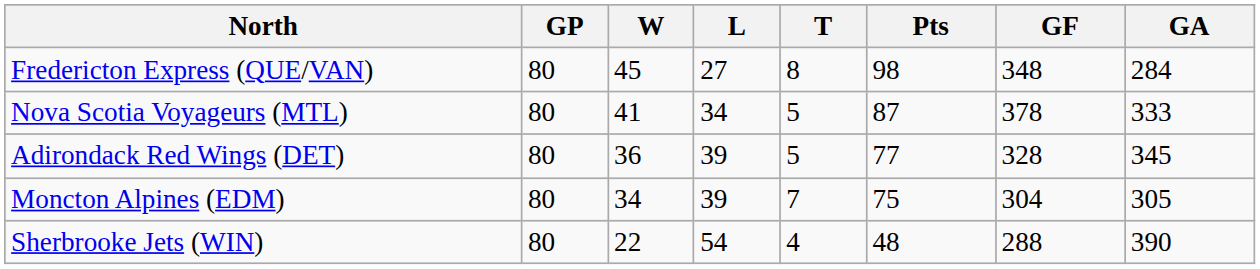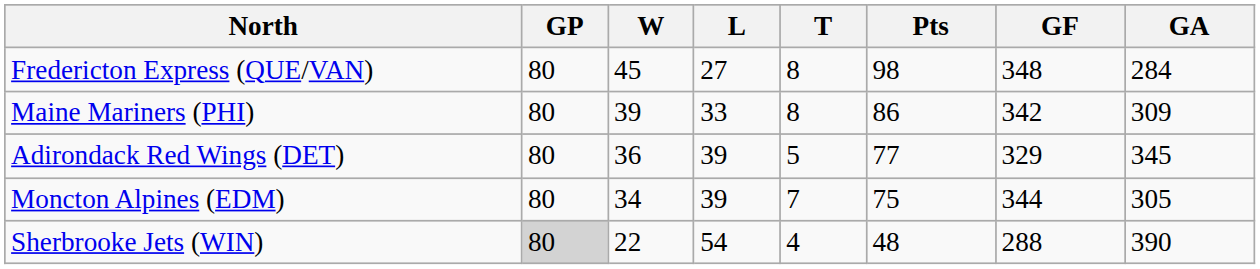- row: (179, 112)
+ row: (133, 112)
(1022, 155) 328 -> (1022, 155) 329
(1022, 198) 304 -> (1022, 198) 344
(542, 241) no background -> (542, 241) lightgrey background
